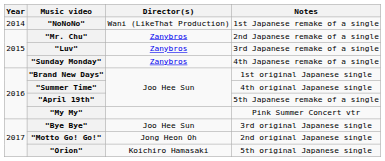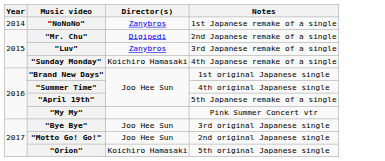(169, 23) Wani (LikeThat Production) -> (147, 23) Zanybros
(169, 36) Zanybros -> (147, 36) Digipedi
(169, 62) Zanybros -> (147, 62) Koichiro Hamasaki
(169, 138) Jong Heon Oh -> (147, 138) Joo Hee Sun
